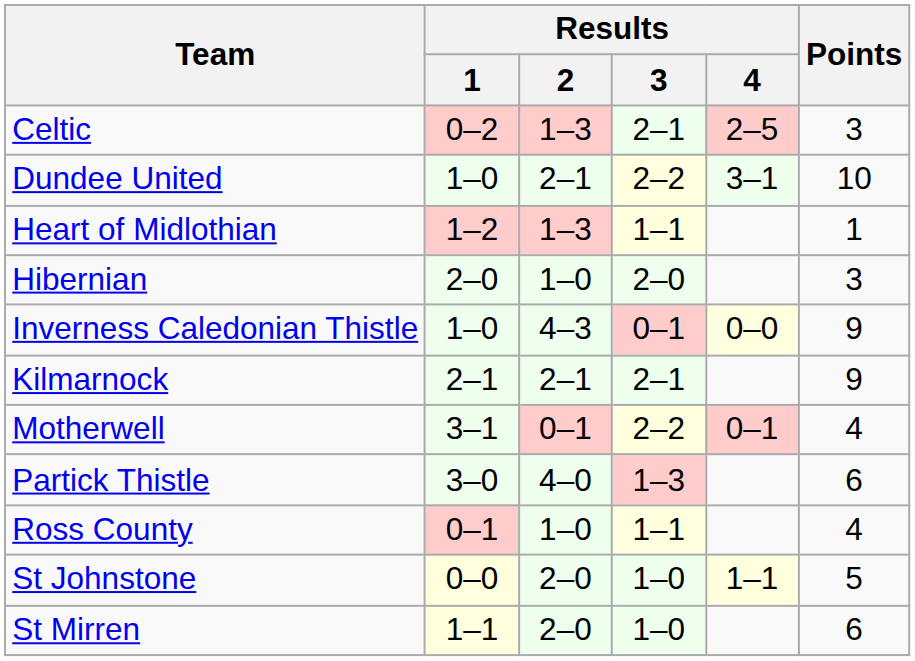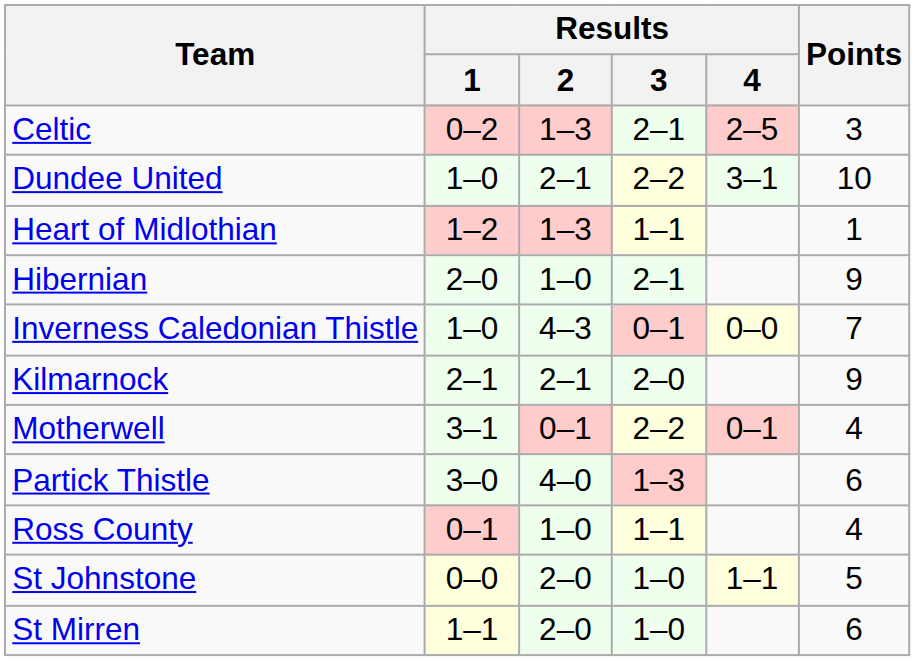(659, 279) 2–0 -> (659, 279) 2–1
(854, 279) 3 -> (854, 279) 9
(854, 329) 9 -> (854, 329) 7
(659, 379) 2–1 -> (659, 379) 2–0
